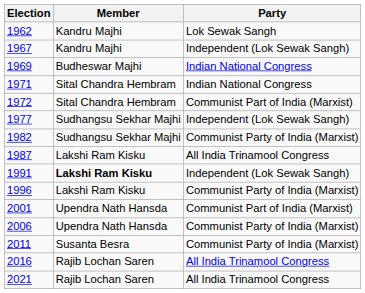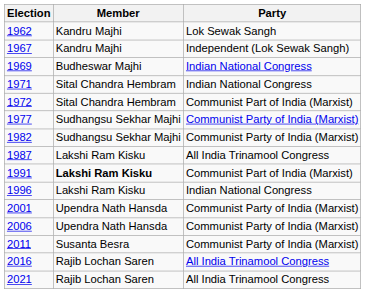(268, 119) Independent (Lok Sewak Sangh) -> (272, 119) Communist Party of India (Marxist)
(268, 173) Independent (Lok Sewak Sangh) -> (269, 173) Communist Part of India (Marxist)
(272, 191) Communist Party of India (Marxist) -> (249, 191) Indian National Congress
(269, 208) Communist Part of India (Marxist) -> (272, 208) Communist Party of India (Marxist)
